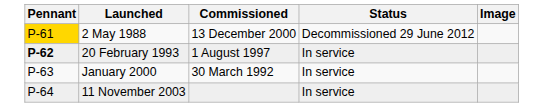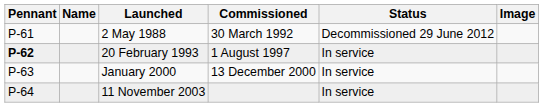+ column: (79, 14)
(41, 33) gold background -> (21, 33) no background
(244, 33) 13 December 2000 -> (252, 33) 30 March 1992
(232, 72) 30 March 1992 -> (263, 72) 13 December 2000
